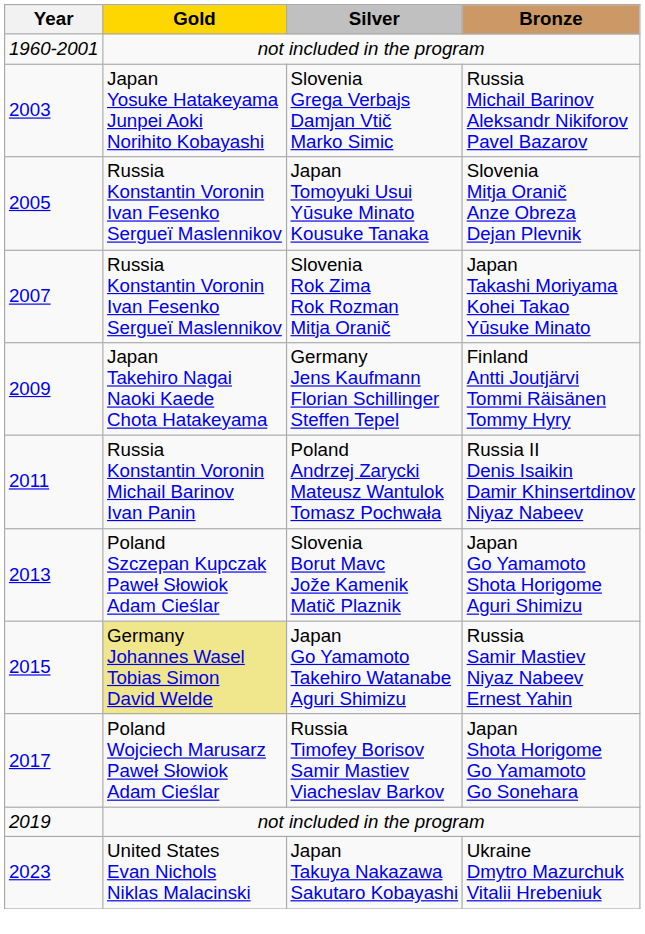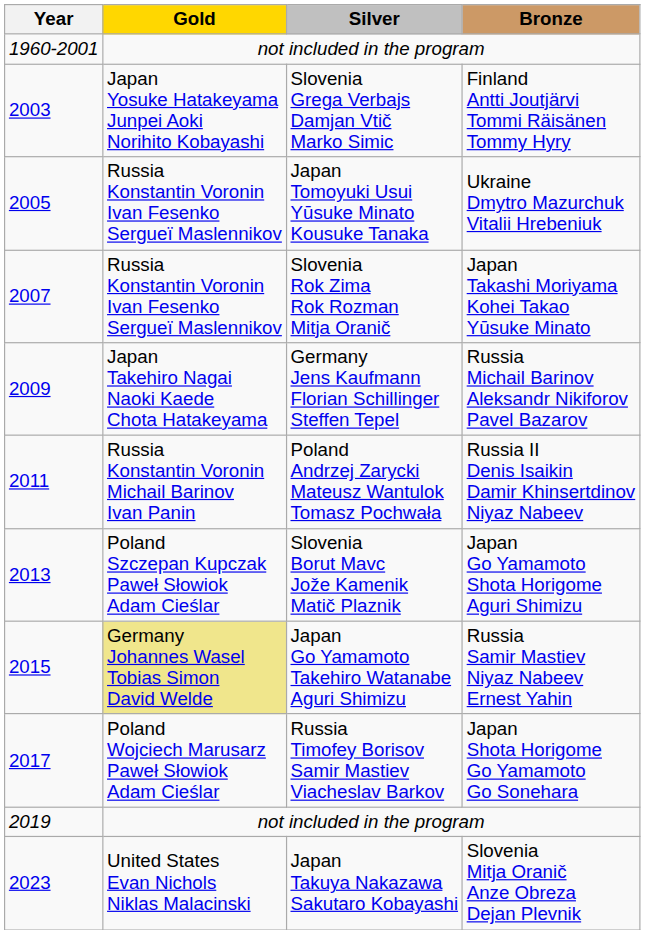(547, 110) Russia Michail Barinov Aleksandr Nikiforov Pavel Bazarov -> (536, 110) Finland Antti Joutjärvi Tommi Räisänen Tommy Hyry
(524, 203) Slovenia Mitja Oranič Anze Obreza Dejan Plevnik -> (545, 203) Ukraine Dmytro Mazurchuk Vitalii Hrebeniuk
(536, 388) Finland Antti Joutjärvi Tommi Räisänen Tommy Hyry -> (547, 388) Russia Michail Barinov Aleksandr Nikiforov Pavel Bazarov
(545, 872) Ukraine Dmytro Mazurchuk Vitalii Hrebeniuk -> (524, 882) Slovenia Mitja Oranič Anze Obreza Dejan Plevnik
